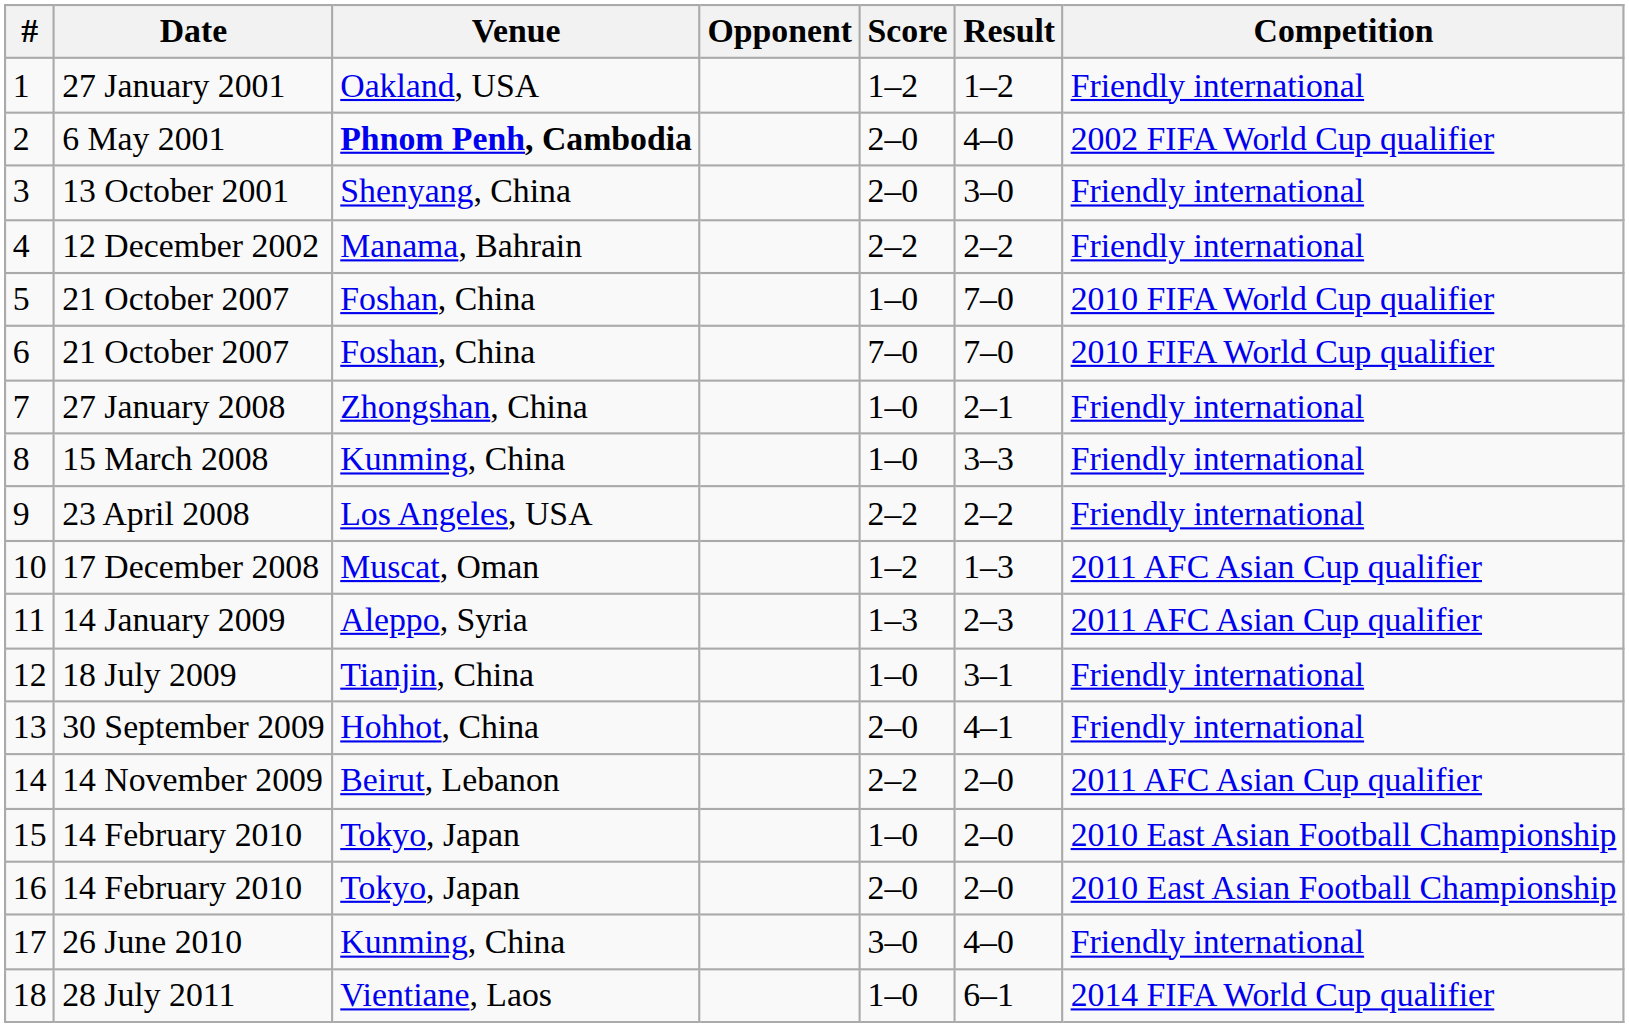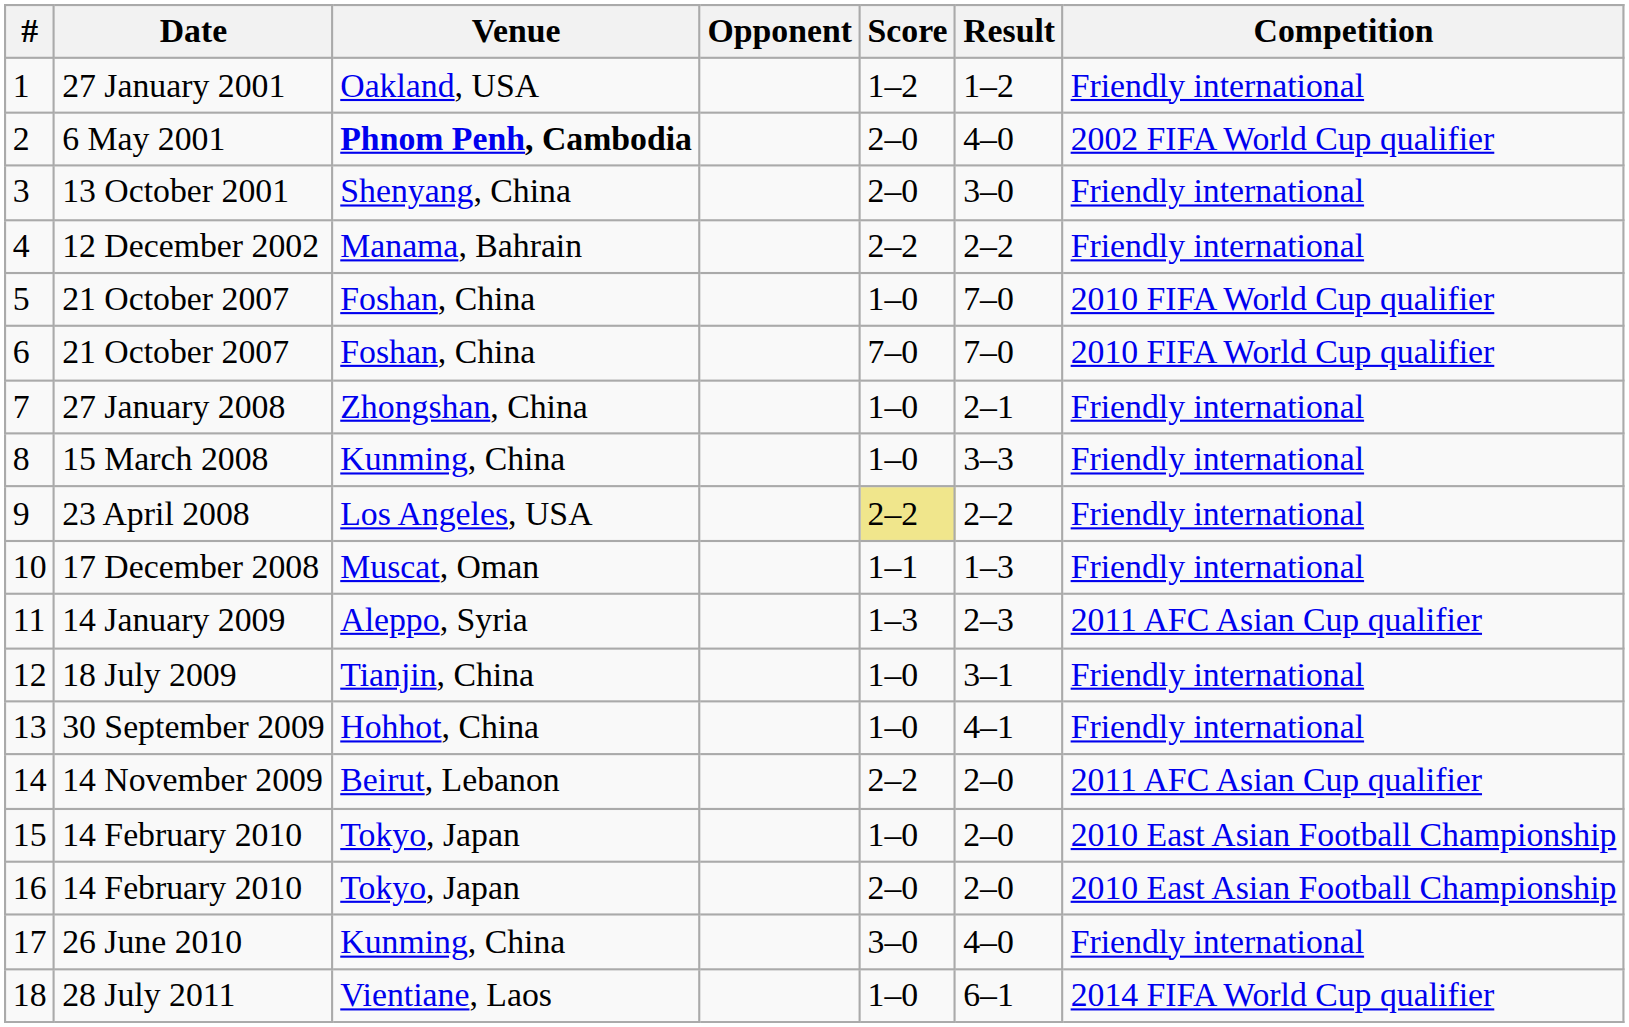(893, 513) no background -> (893, 513) khaki background
(893, 566) 1–2 -> (893, 566) 1–1
(1276, 566) 2011 AFC Asian Cup qualifier -> (1217, 566) Friendly international
(893, 727) 2–0 -> (893, 727) 1–0
